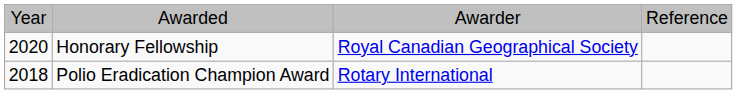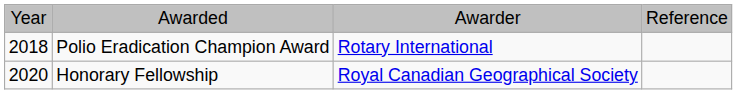rows swapped: (193, 74) <-> (137, 46)
